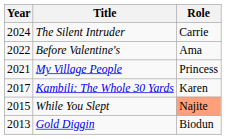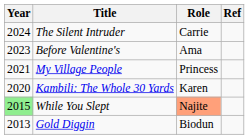+ column: (232, 13)
(19, 50) 2022 -> (19, 50) 2023
(19, 87) 2017 -> (19, 87) 2020
(19, 106) no background -> (19, 106) lightgreen background
